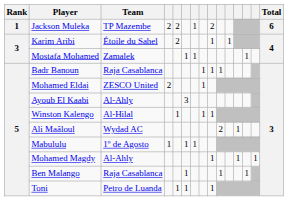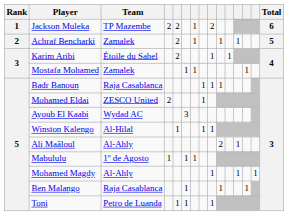+ row: (63, 41)
(118, 100) Al-Ahly -> (123, 115) Wydad AC
(123, 130) Wydad AC -> (118, 144) Al-Ahly
